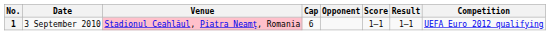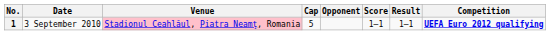(311, 24) 6 -> (311, 24) 5
(484, 24) normal -> (484, 24) bold
